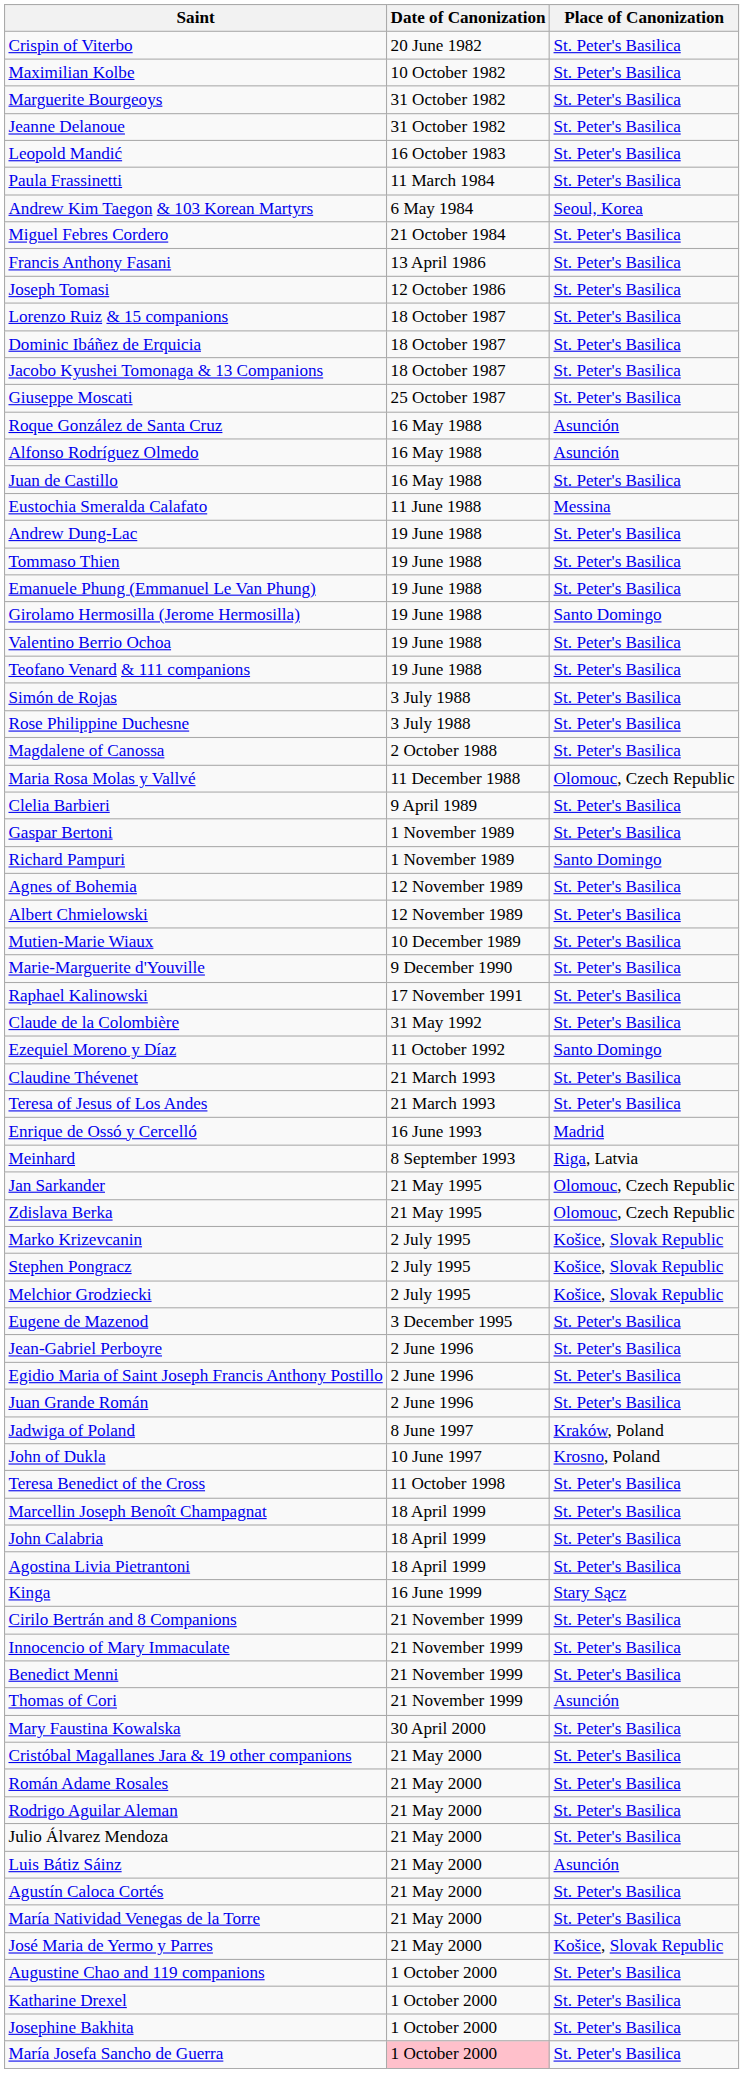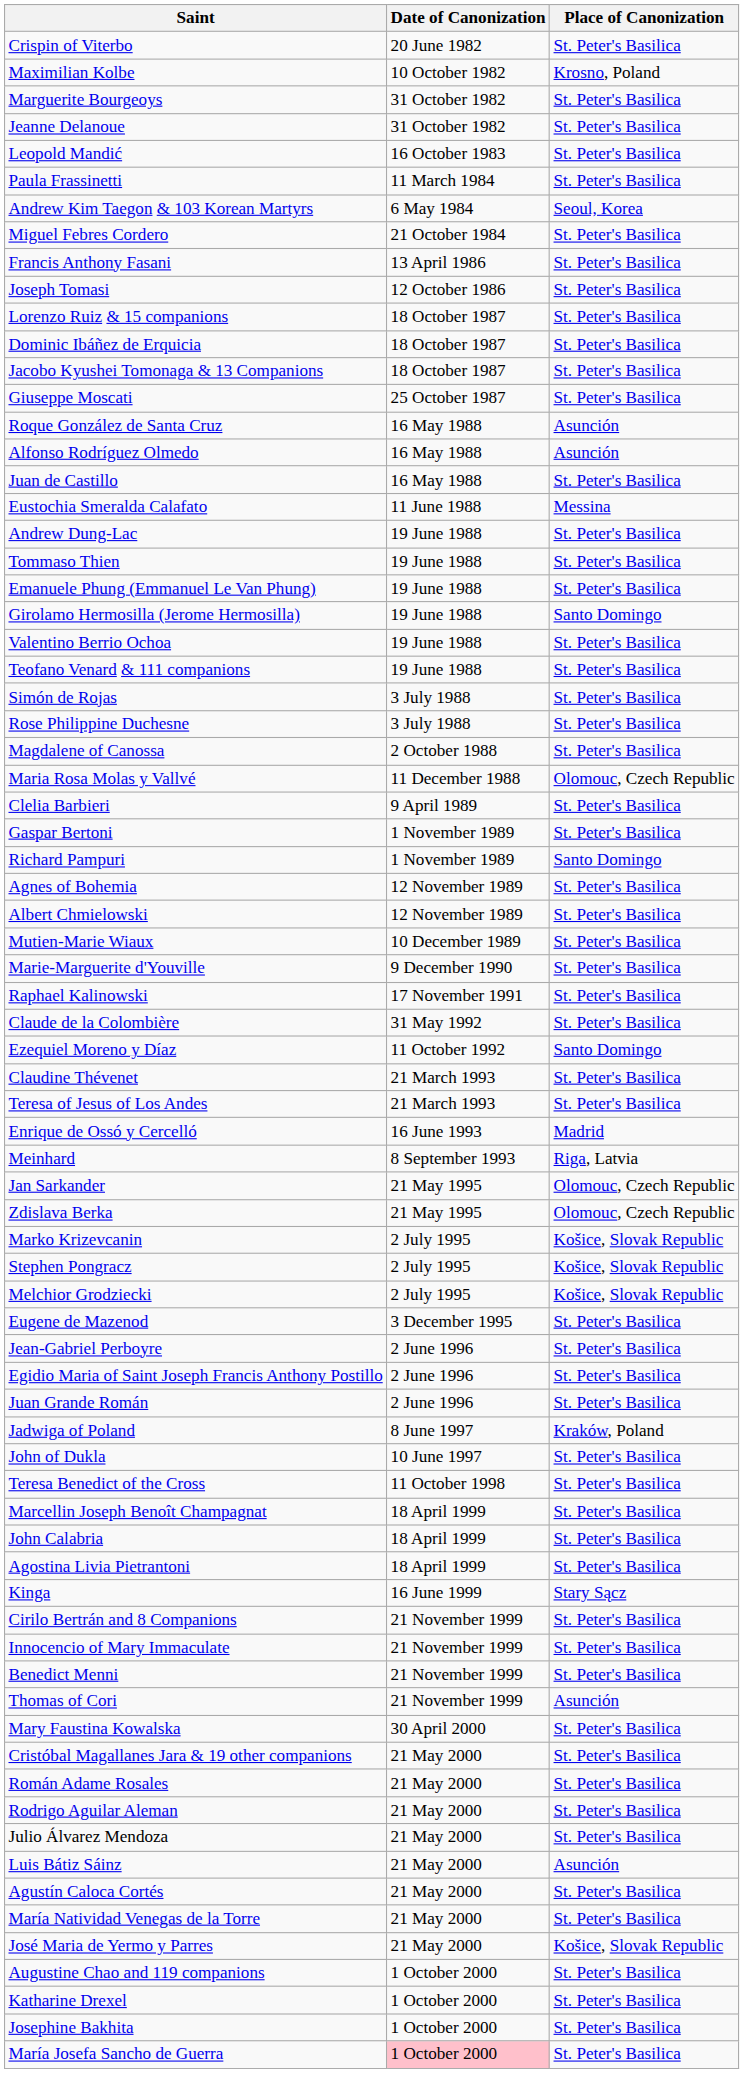(617, 72) St. Peter's Basilica -> (607, 72) Krosno, Poland
(607, 1457) Krosno, Poland -> (617, 1457) St. Peter's Basilica
